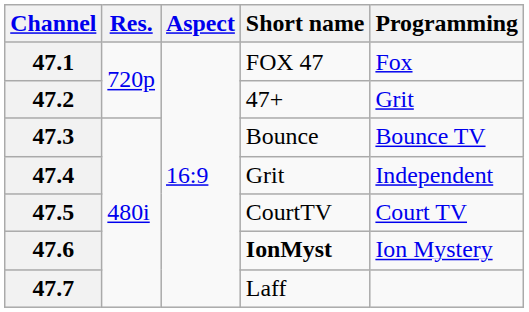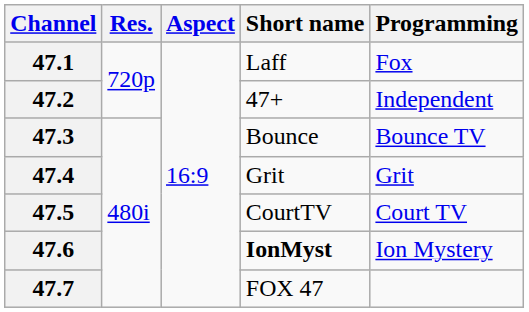(285, 61) FOX 47 -> (266, 61) Laff
(395, 99) Grit -> (434, 99) Independent
(434, 174) Independent -> (395, 174) Grit
(266, 288) Laff -> (285, 288) FOX 47
